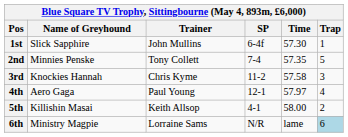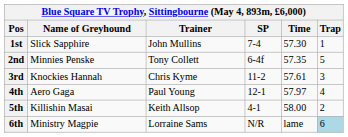(256, 44) 6-4f -> (254, 44) 7-4
(254, 60) 7-4 -> (256, 60) 6-4f
(295, 76) 57.58 -> (295, 76) 57.61
